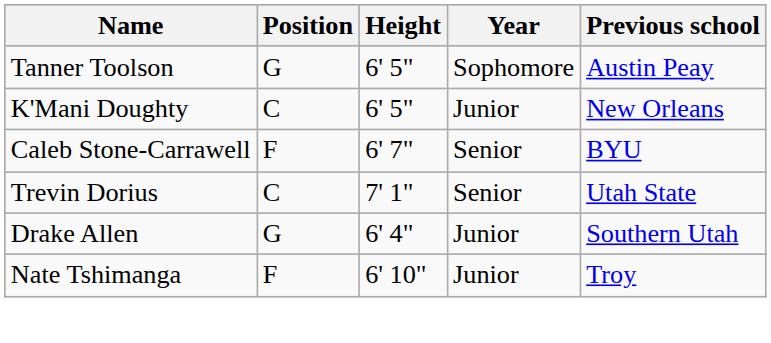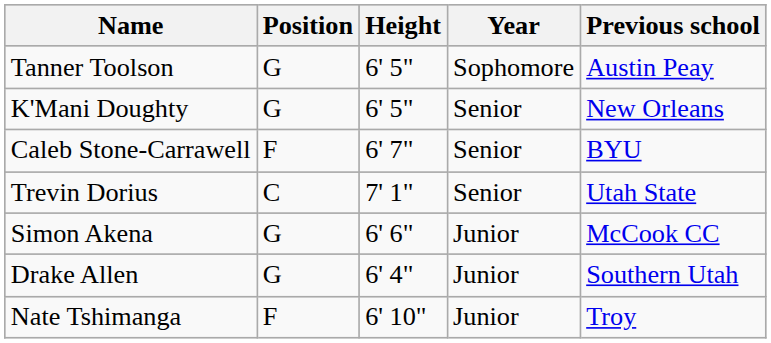(271, 108) C -> (272, 108) G
(486, 108) Junior -> (487, 108) Senior
+ row: (82, 233)
